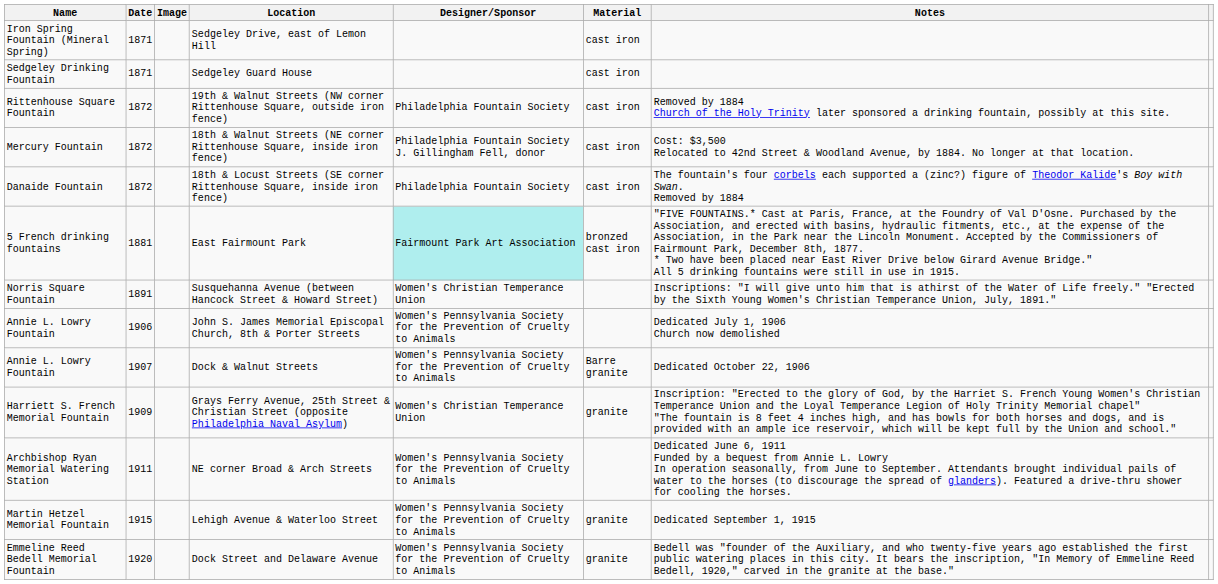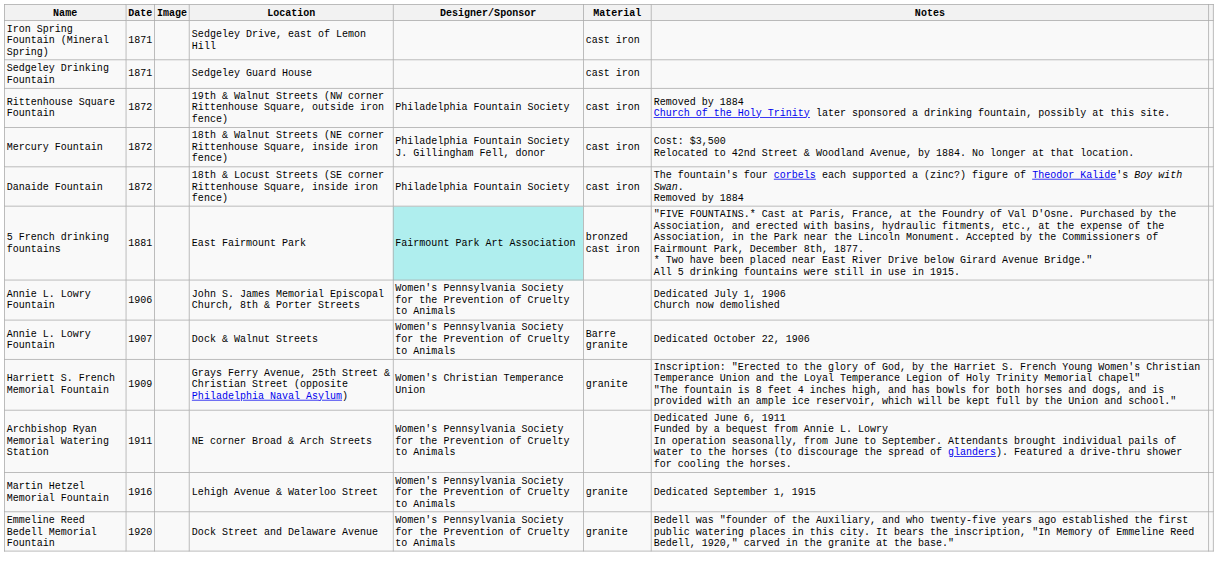- row: (285, 294)
(140, 520) 1915 -> (140, 492) 1916
